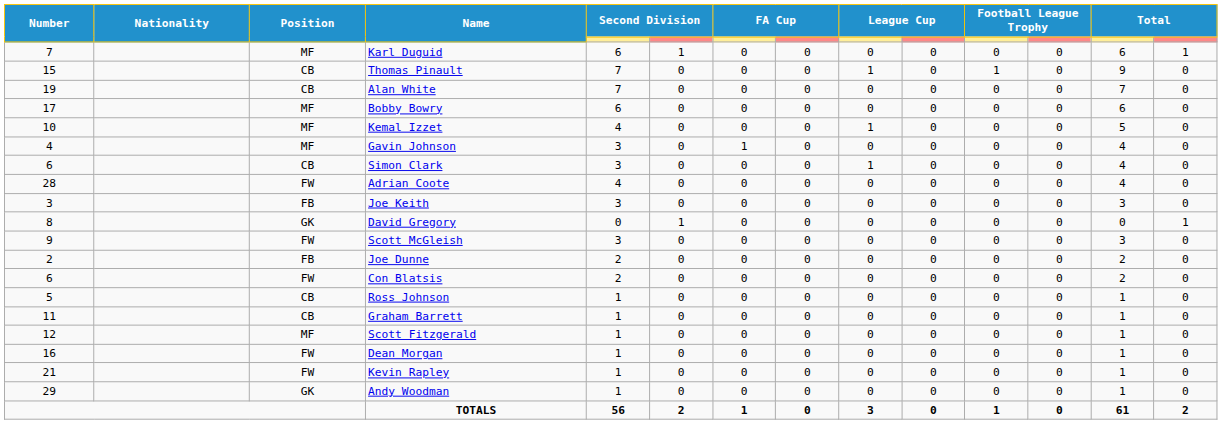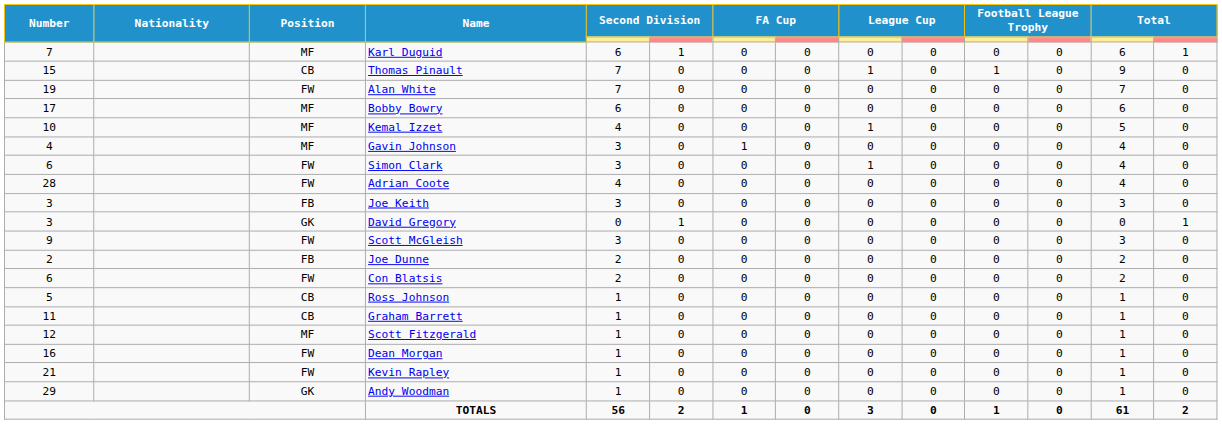(307, 89) CB -> (307, 89) FW
(307, 165) CB -> (307, 165) FW
(49, 221) 8 -> (49, 221) 3
